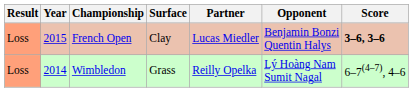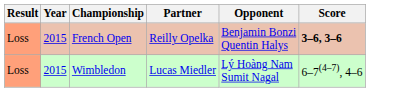- column: (168, 13)
(226, 38) Lucas Miedler -> (181, 38) Reilly Opelka
(55, 70) 2014 -> (55, 70) 2015
(224, 70) Reilly Opelka -> (183, 70) Lucas Miedler
